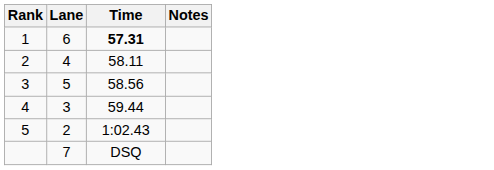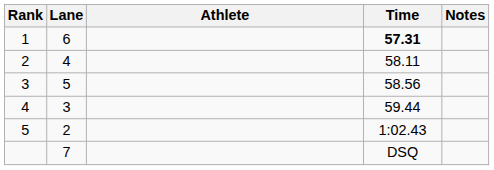+ column: (225, 15)
